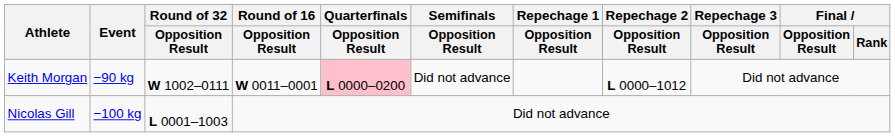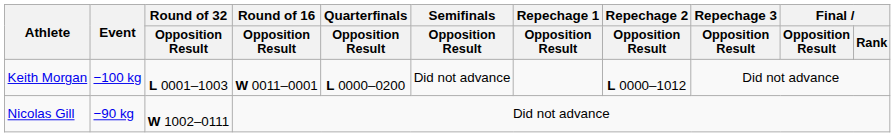(114, 78) −90 kg -> (117, 78) −100 kg
(188, 85) W 1002–0111 -> (188, 85) L 0001–1003
(366, 85) pink background -> (366, 85) no background
(117, 114) −100 kg -> (114, 114) −90 kg
(188, 121) L 0001–1003 -> (188, 121) W 1002–0111
